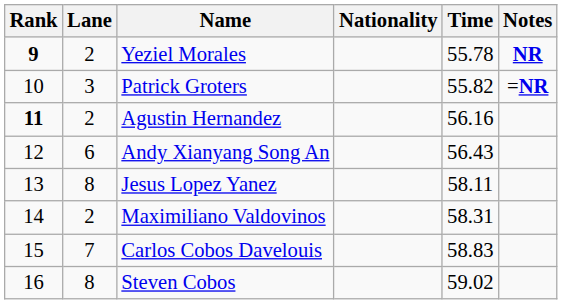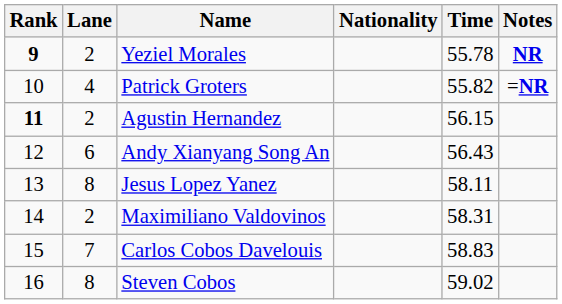(89, 86) 3 -> (89, 86) 4
(470, 119) 56.16 -> (470, 119) 56.15
